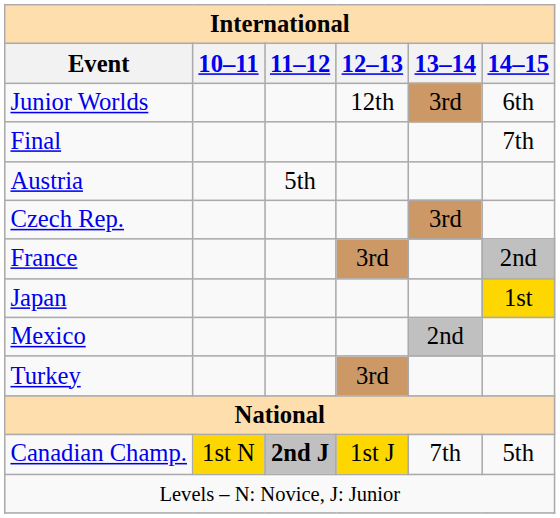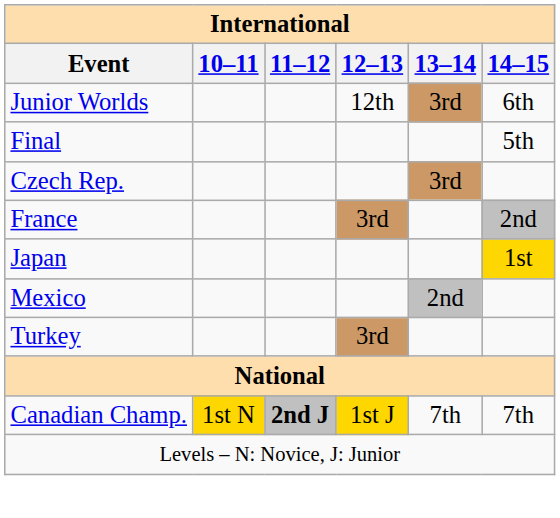(518, 141) 7th -> (518, 141) 5th
- row: (47, 180)
(518, 453) 5th -> (518, 414) 7th
